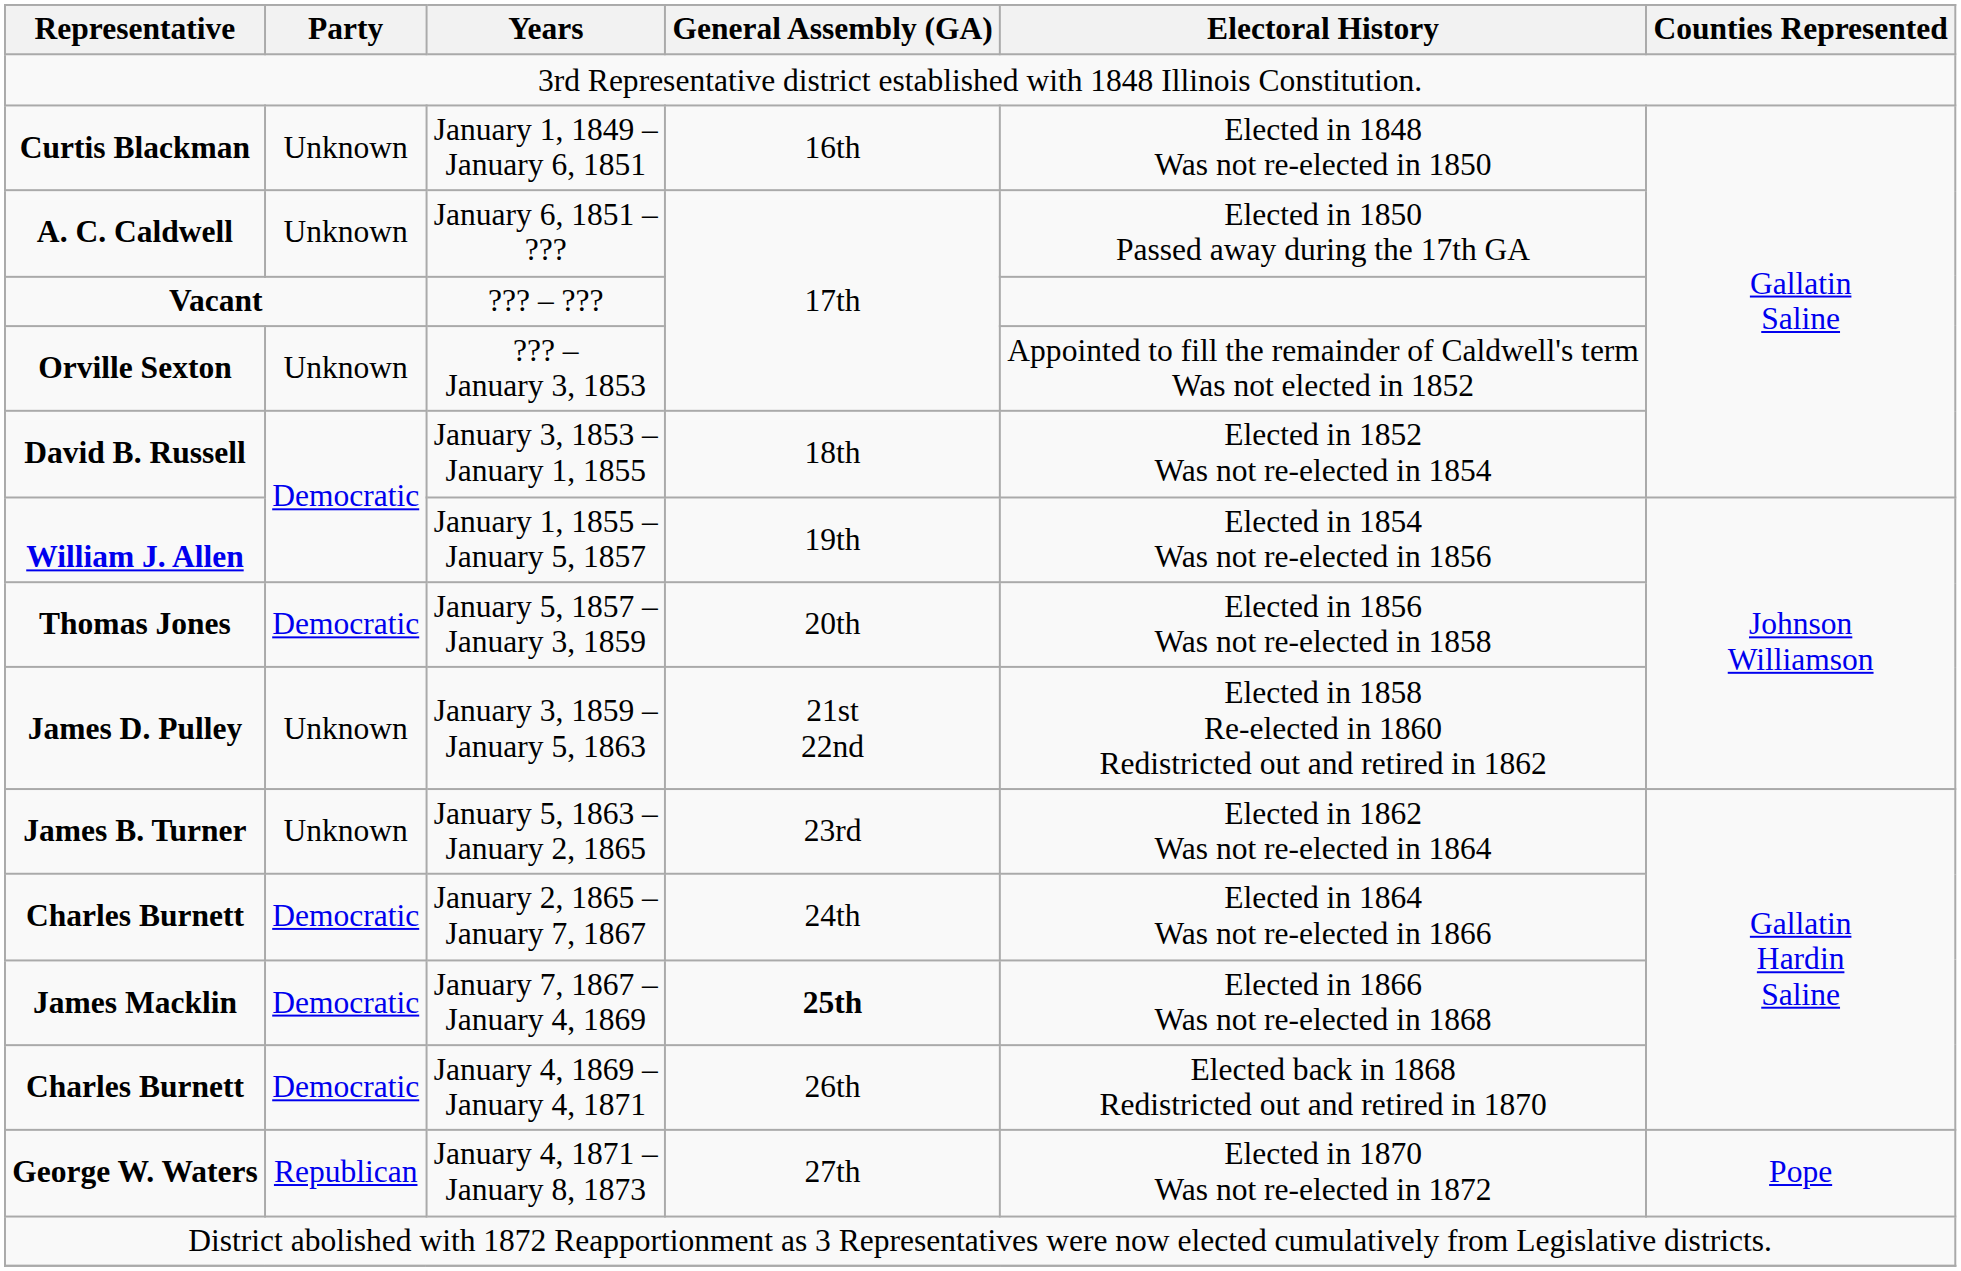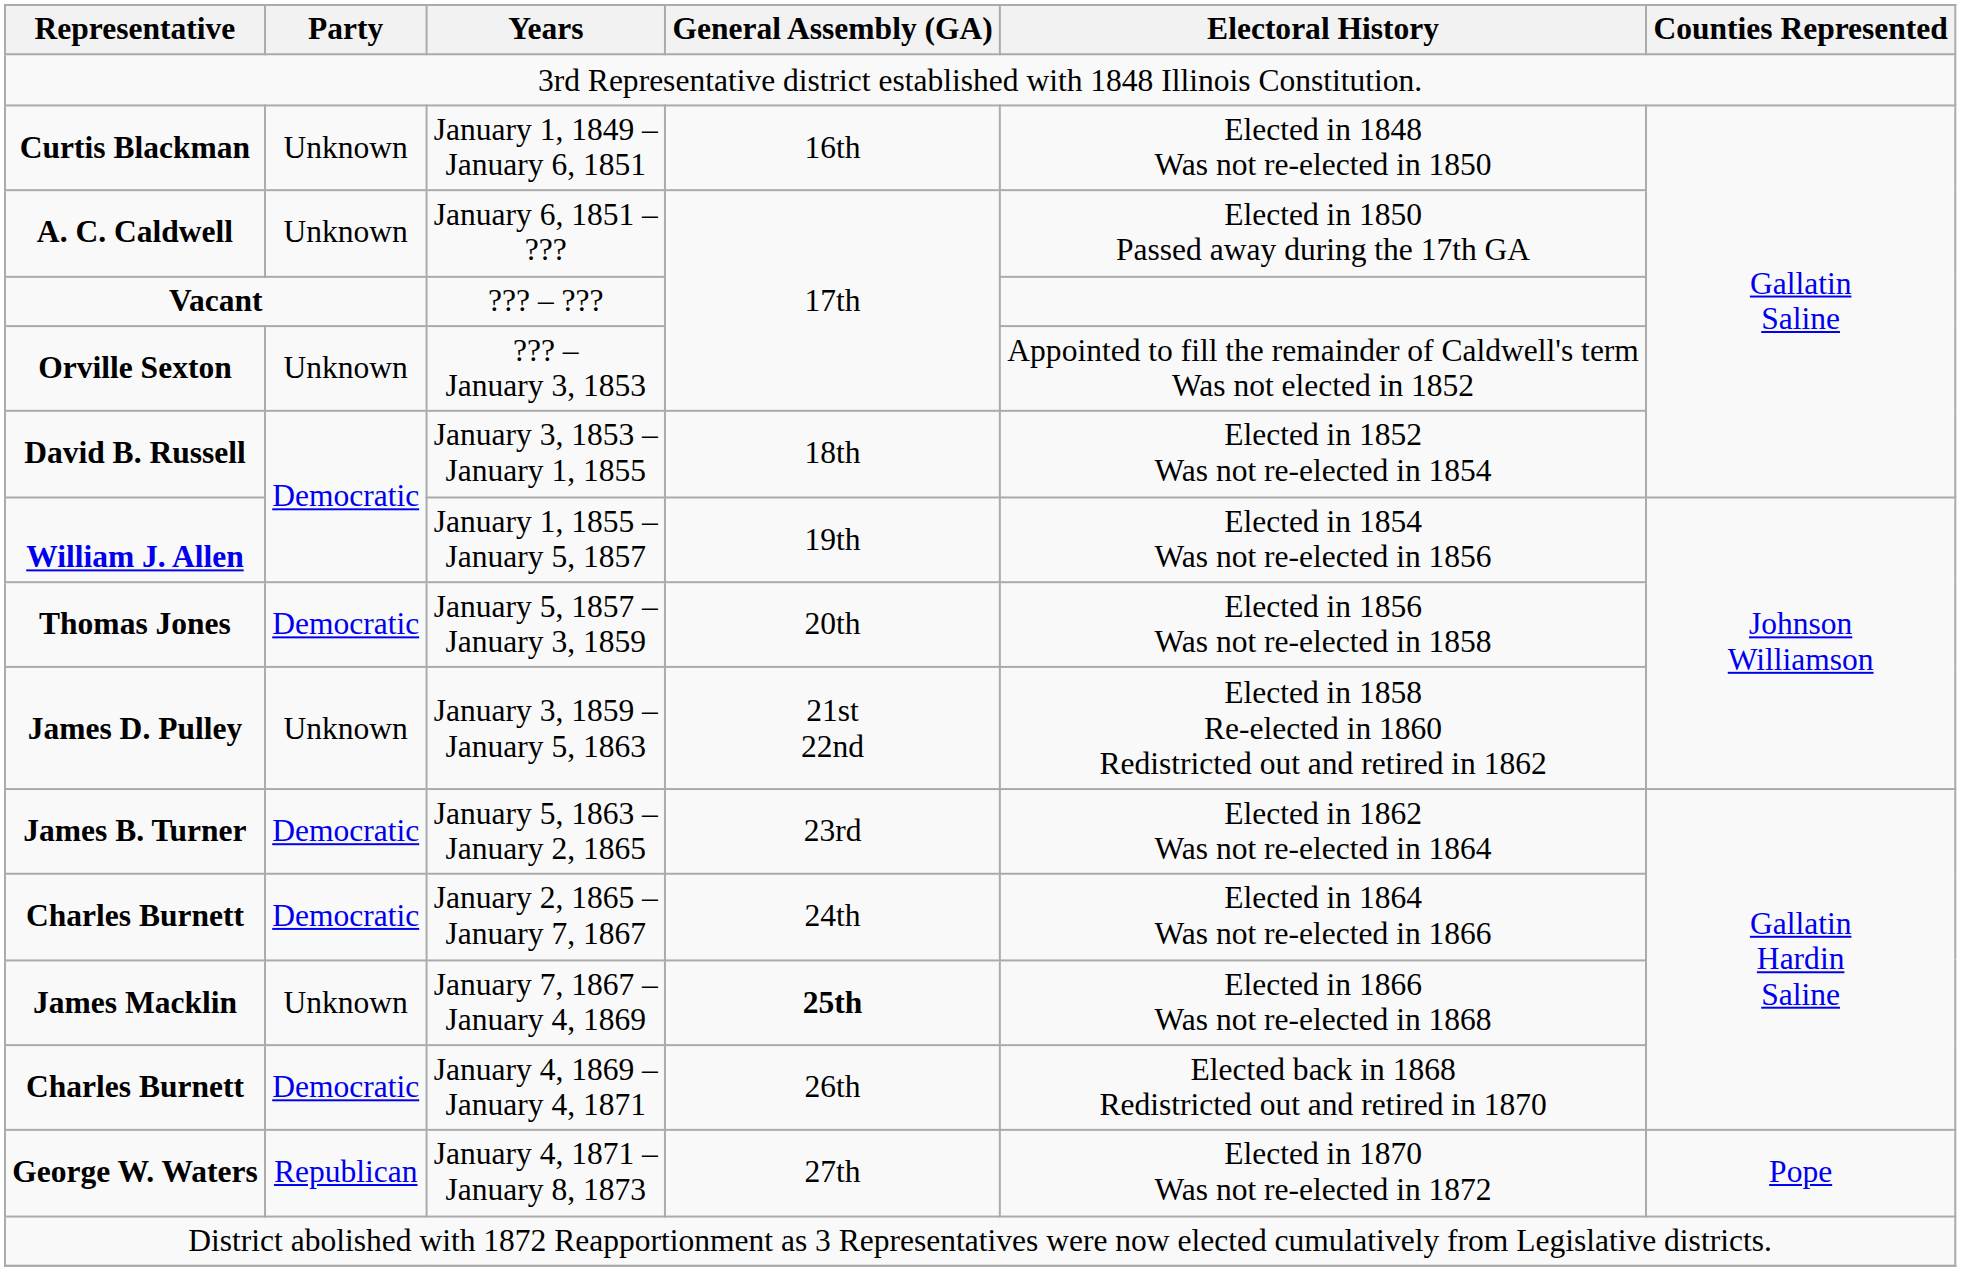(346, 830) Unknown -> (346, 830) Democratic
(346, 1001) Democratic -> (346, 1001) Unknown
